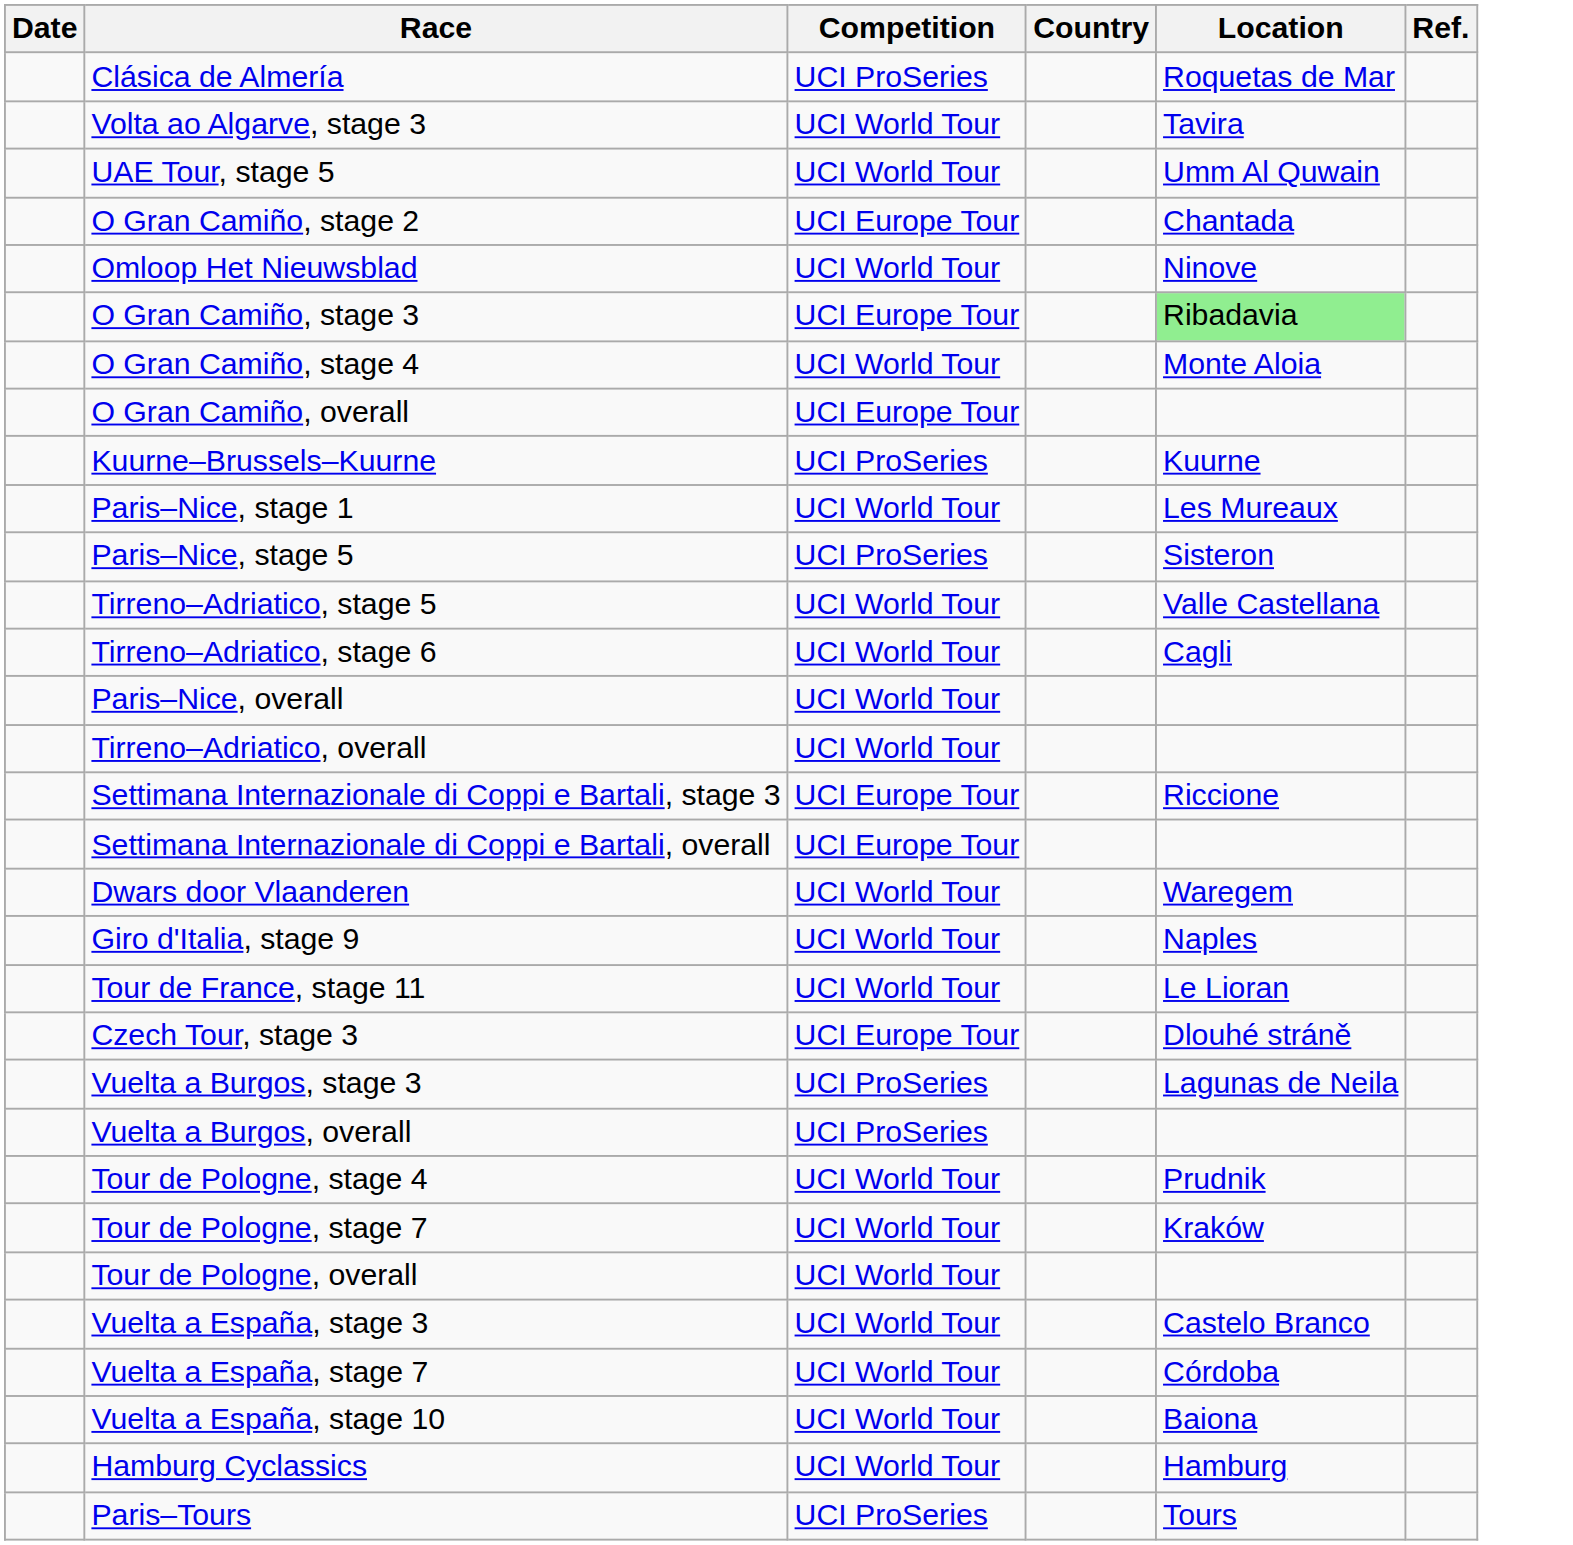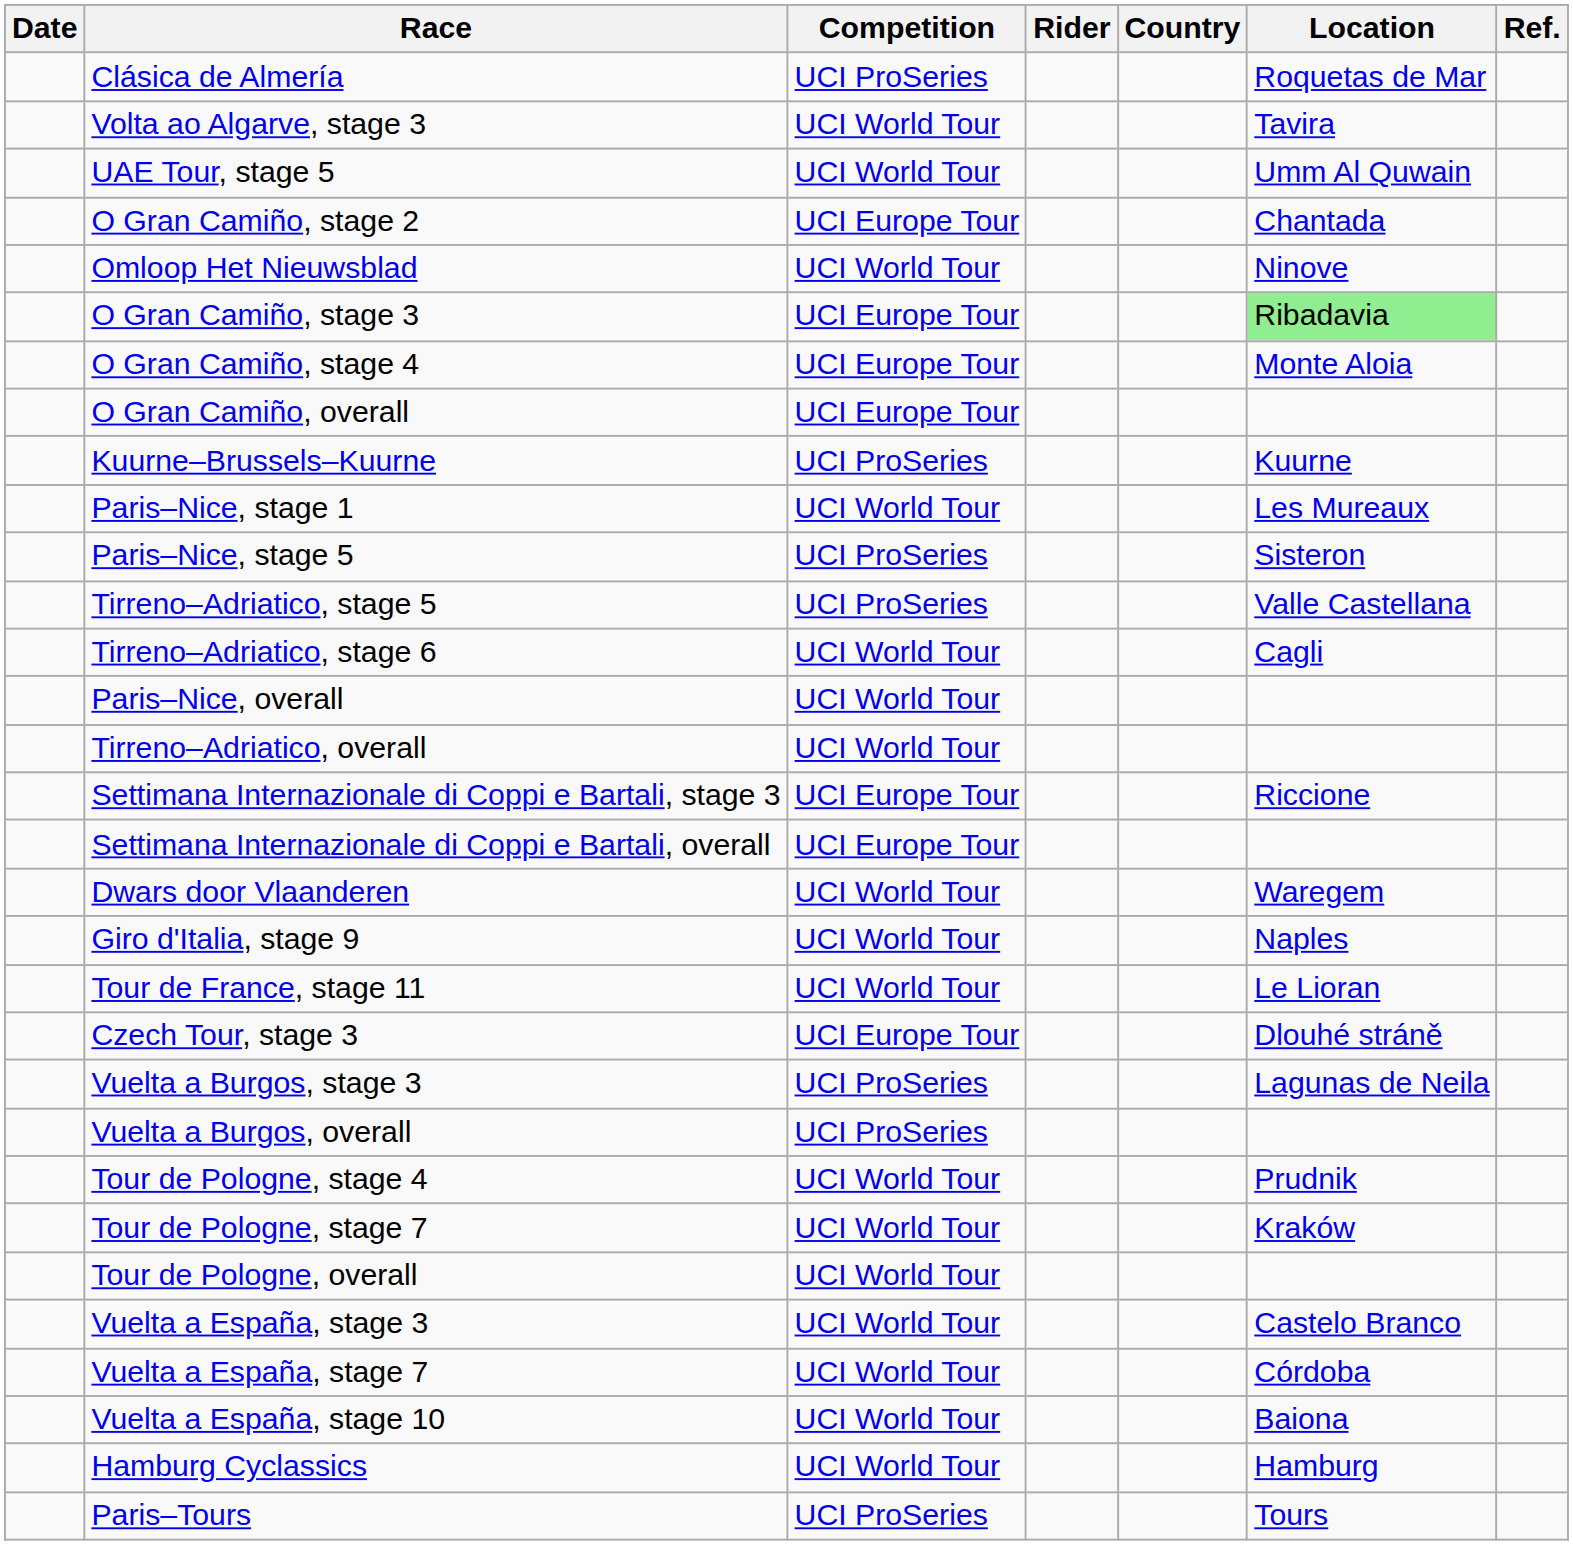+ column: (1072, 28)
(897, 364) UCI World Tour -> (907, 364) UCI Europe Tour
(897, 603) UCI World Tour -> (891, 603) UCI ProSeries
